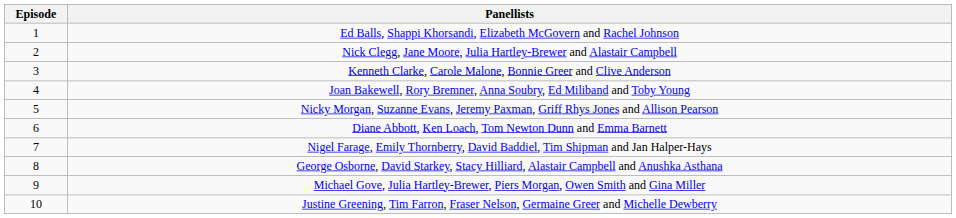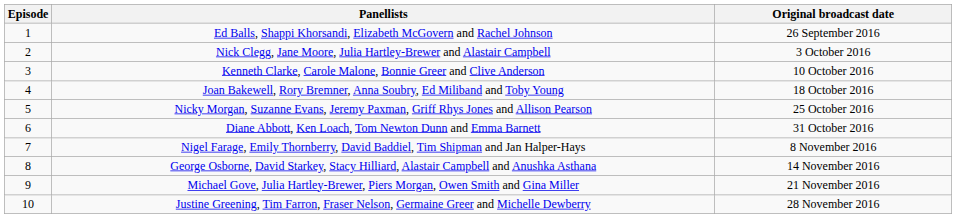+ column: (833, 14)
